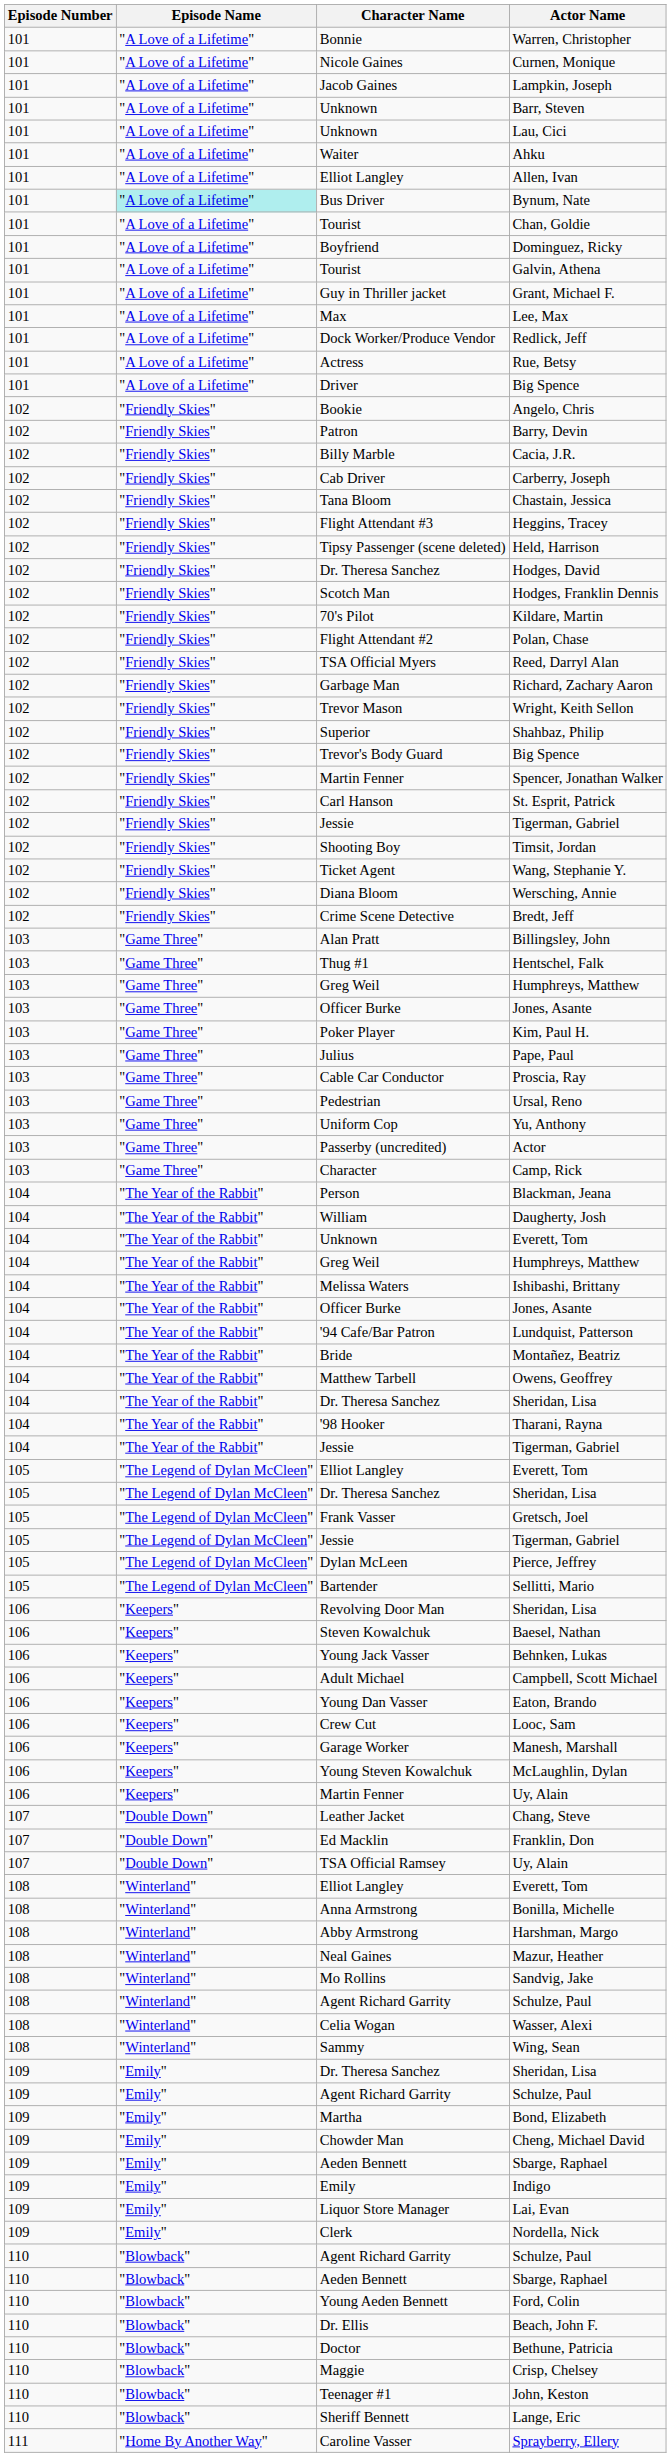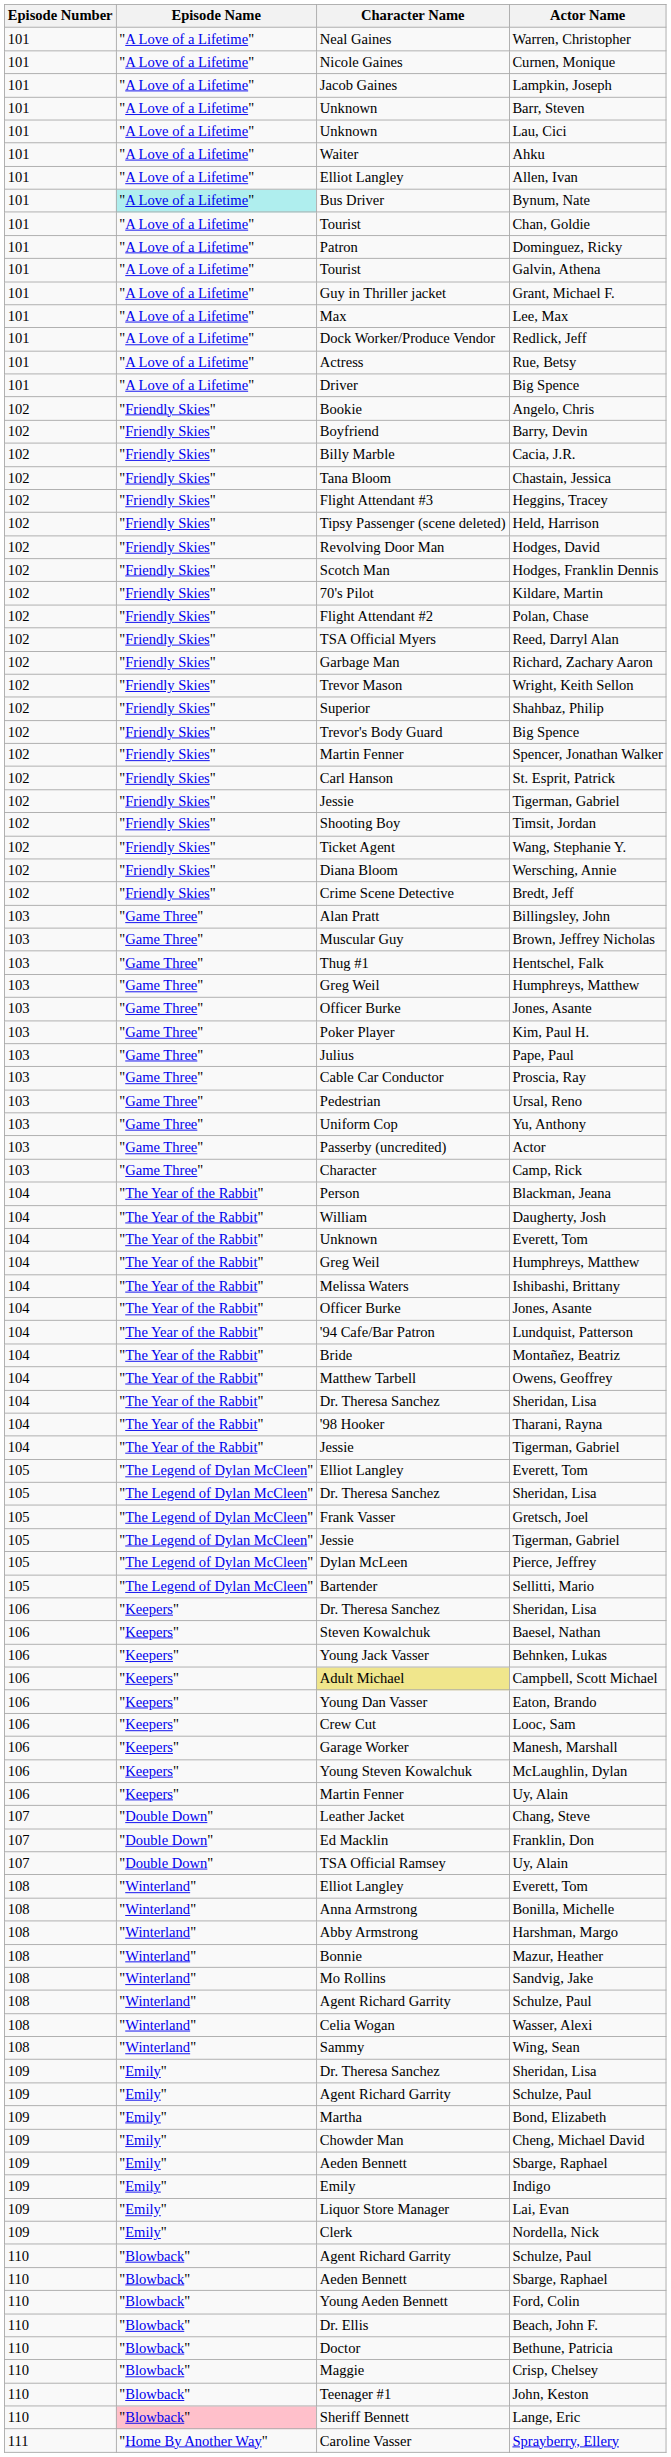(341, 39) Bonnie -> (356, 39) Neal Gaines
(349, 246) Boyfriend -> (339, 246) Patron
(339, 431) Patron -> (349, 431) Boyfriend
- row: (19, 477)
(380, 570) Dr. Theresa Sanchez -> (382, 547) Revolving Door Man
+ row: (19, 939)
(382, 1609) Revolving Door Man -> (380, 1609) Dr. Theresa Sanchez
(362, 1678) no background -> (362, 1678) khaki background
(356, 1955) Neal Gaines -> (341, 1955) Bonnie
(155, 2417) no background -> (155, 2417) pink background
